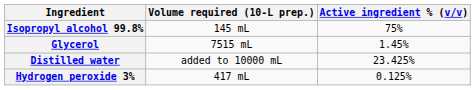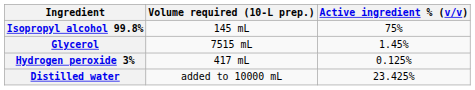rows swapped: (75, 77) <-> (75, 61)
